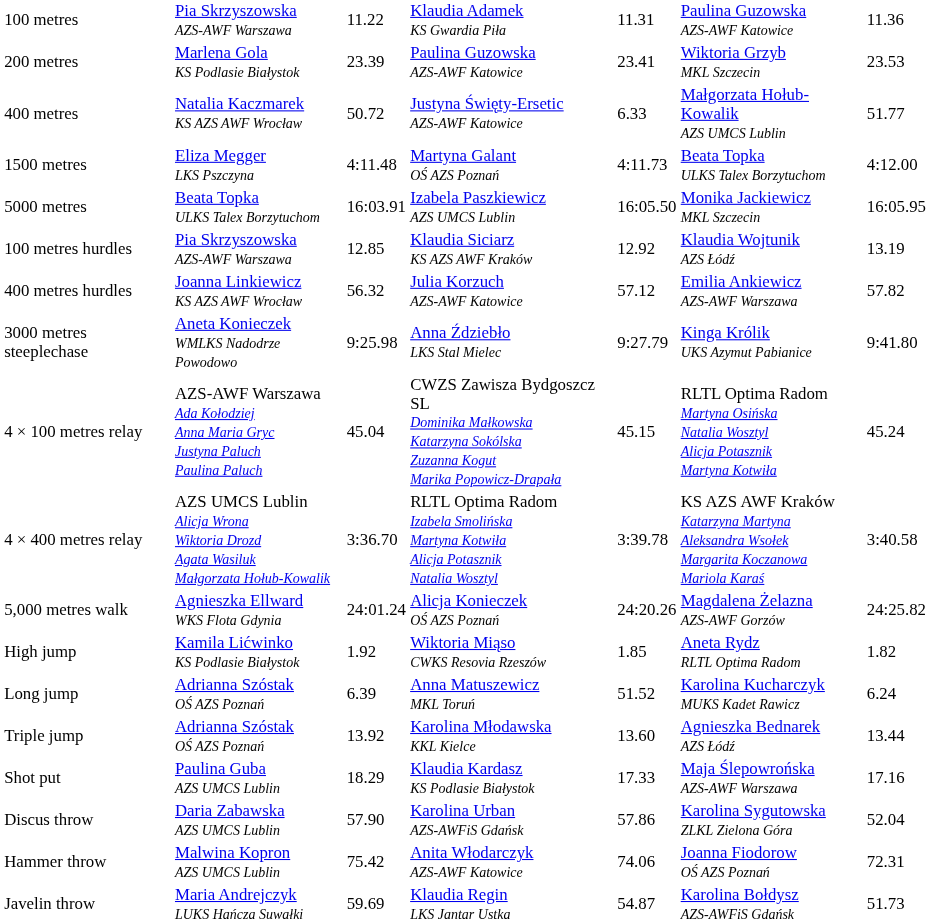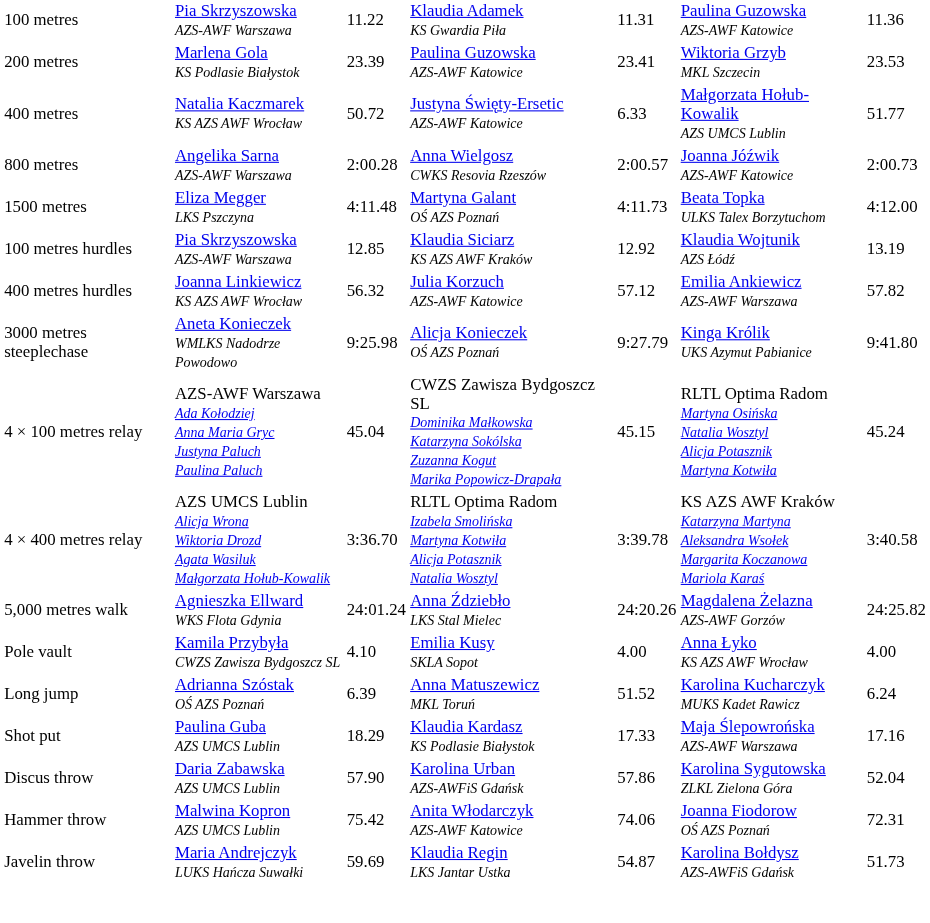+ row: (41, 164)
- row: (45, 206)
(460, 342) Anna Ździebło LKS Stal Mielec -> (469, 342) Alicja Konieczek OŚ AZS Poznań
(469, 610) Alicja Konieczek OŚ AZS Poznań -> (460, 610) Anna Ździebło LKS Stal Mielec
- row: (40, 652)
+ row: (38, 652)
- row: (44, 736)
